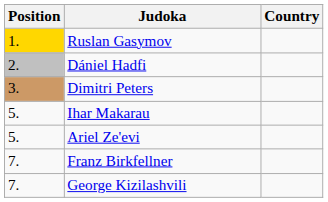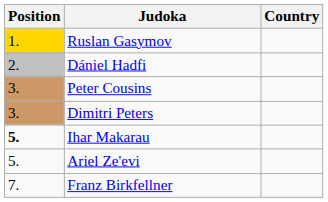+ row: (109, 88)
(14, 112) normal -> (14, 137) bold
- row: (127, 185)
